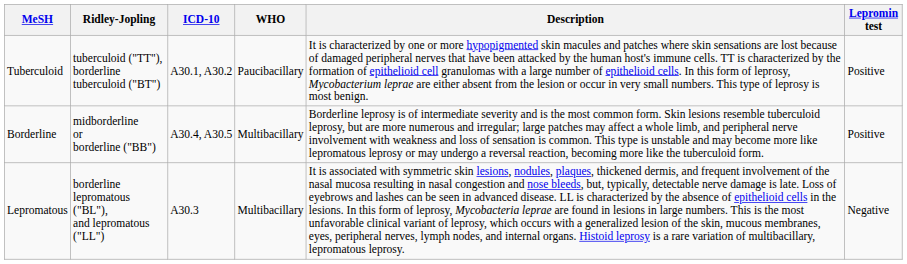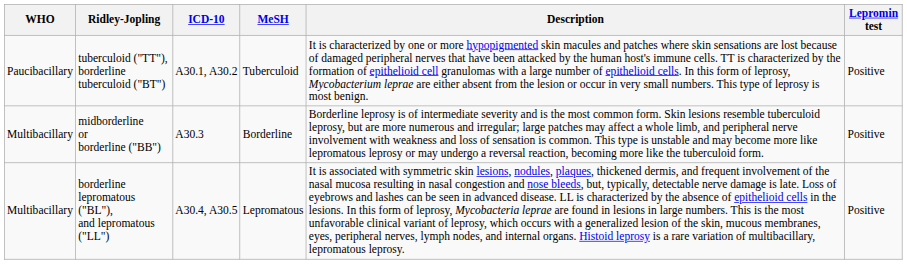columns swapped: (271, 20) <-> (37, 20)
(201, 134) A30.4, A30.5 -> (190, 134) A30.3
(184, 211) A30.3 -> (206, 211) A30.4, A30.5
(868, 211) Negative -> (866, 211) Positive
